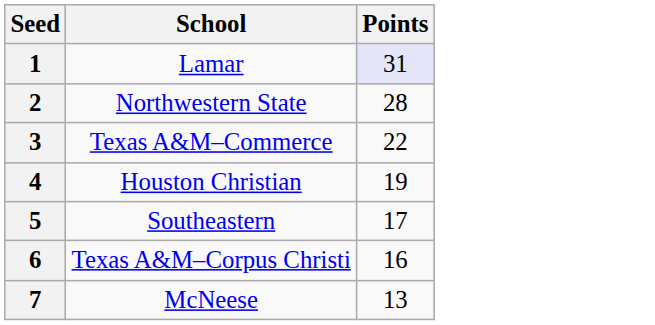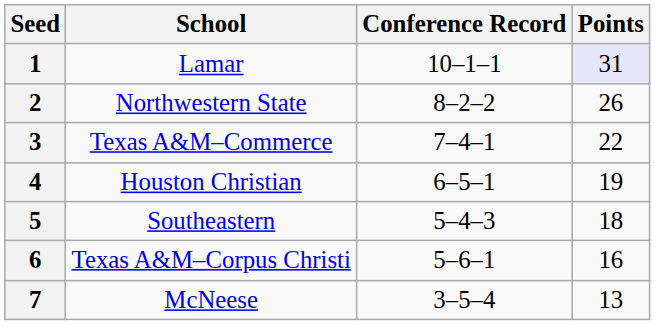+ column: (464, 24)
(395, 102) 28 -> (611, 102) 26
(395, 220) 17 -> (611, 220) 18
